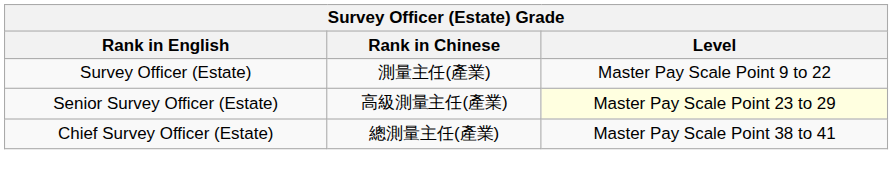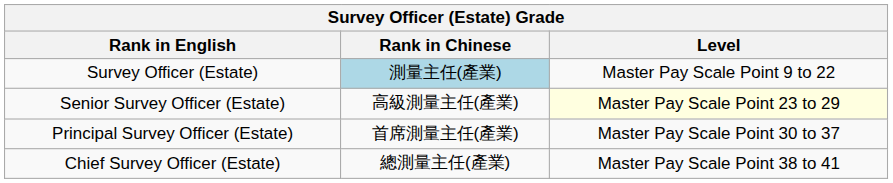(434, 72) no background -> (445, 72) lightblue background
+ row: (173, 133)
